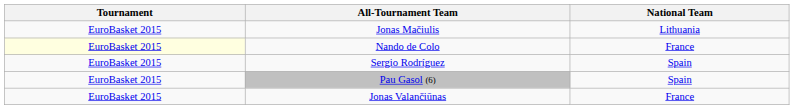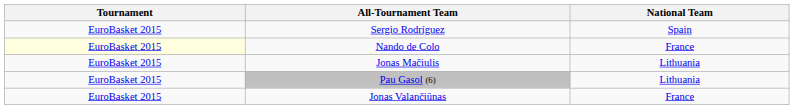rows swapped: (408, 63) <-> (408, 29)
(680, 79) Spain -> (680, 79) Lithuania
